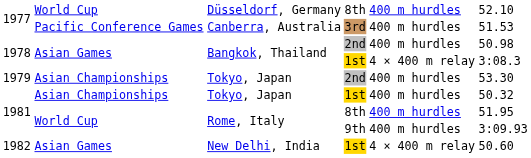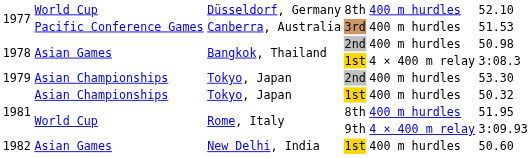(415, 129) 400 m hurdles -> (422, 129) 4 × 400 m relay
(422, 146) 4 × 400 m relay -> (415, 146) 400 m hurdles
